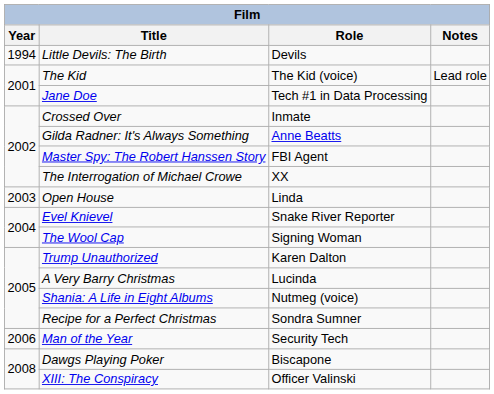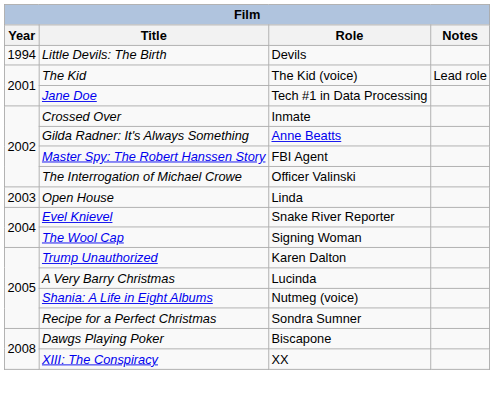(280, 177) XX -> (314, 177) Officer Valinski
- row: (87, 339)
(314, 379) Officer Valinski -> (280, 359) XX
